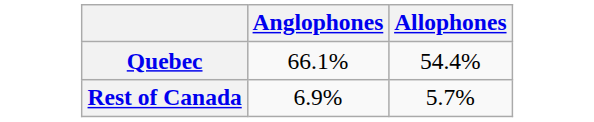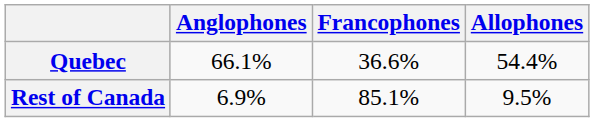+ column: (389, 23)
(450, 97) 5.7% -> (527, 97) 9.5%
